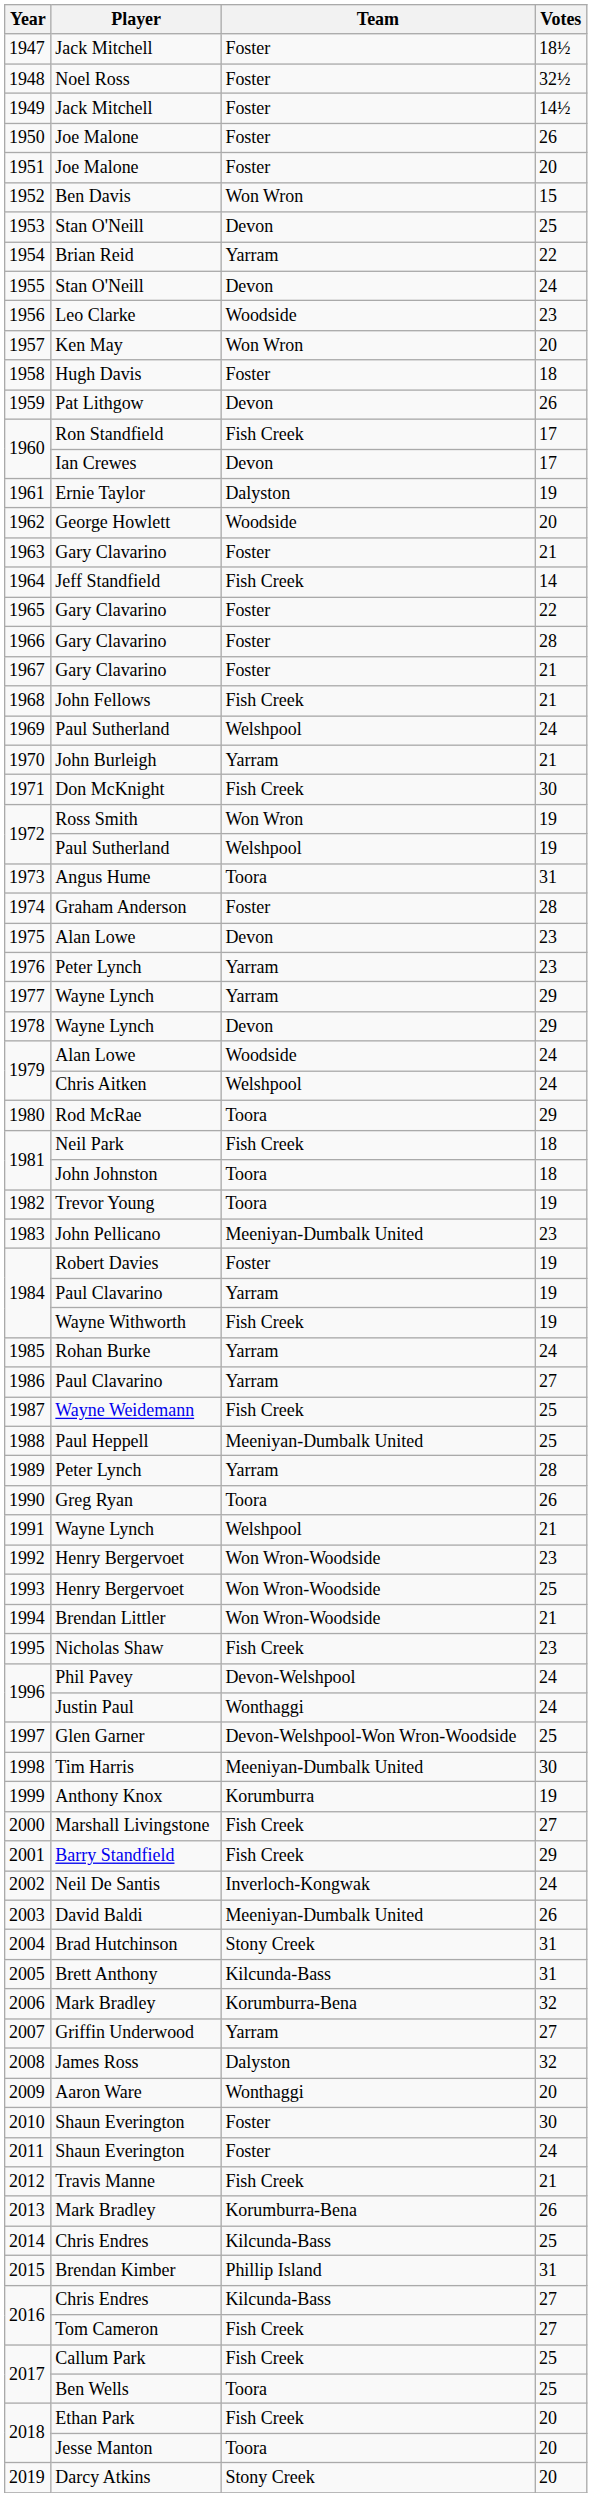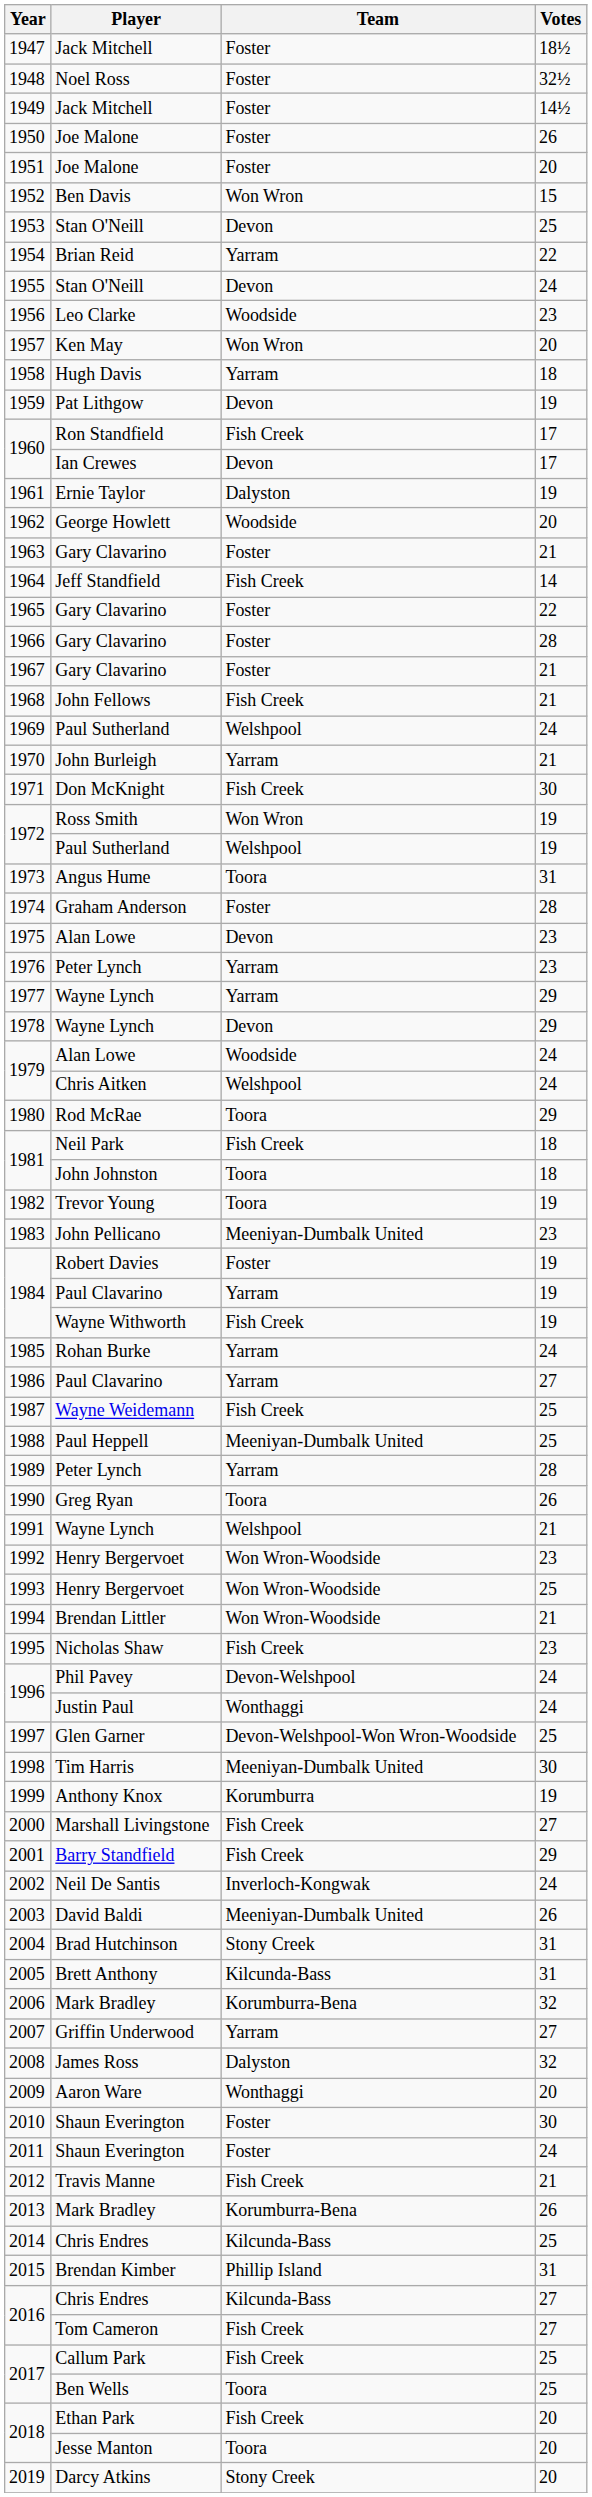(248, 374) Foster -> (252, 374) Yarram
(548, 403) 26 -> (548, 403) 19
